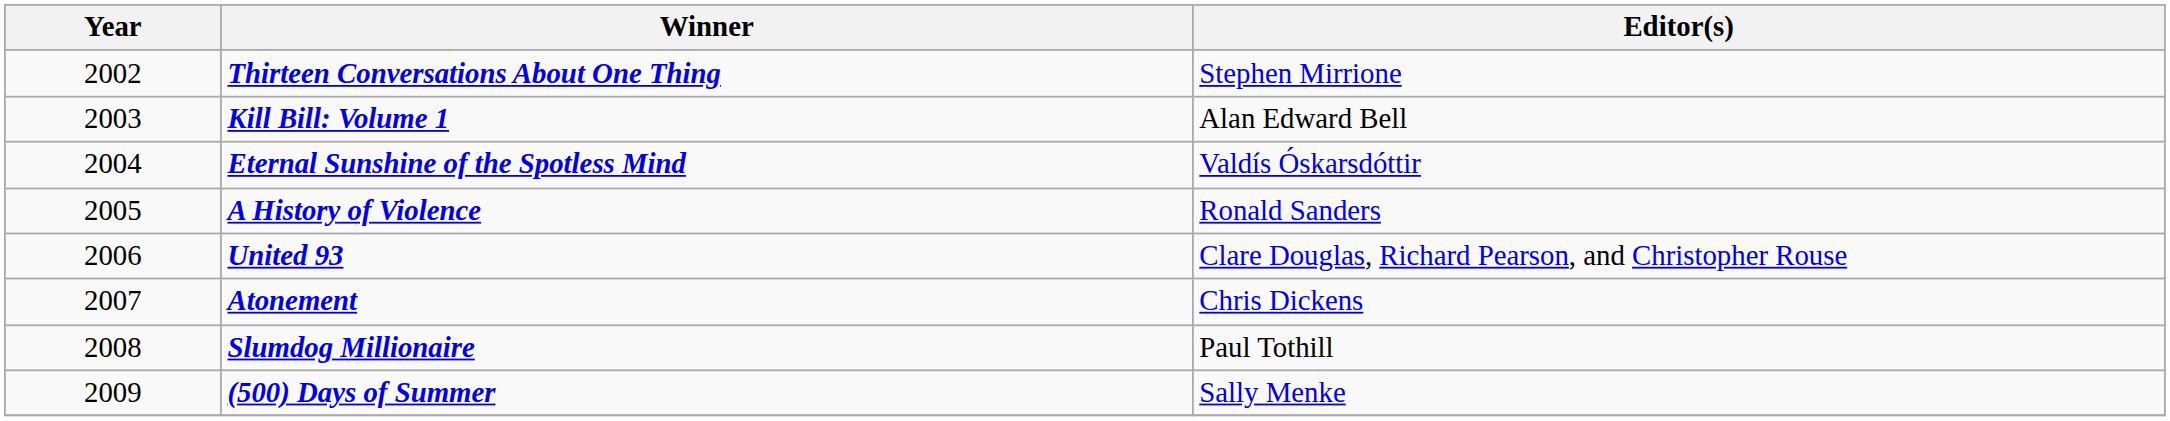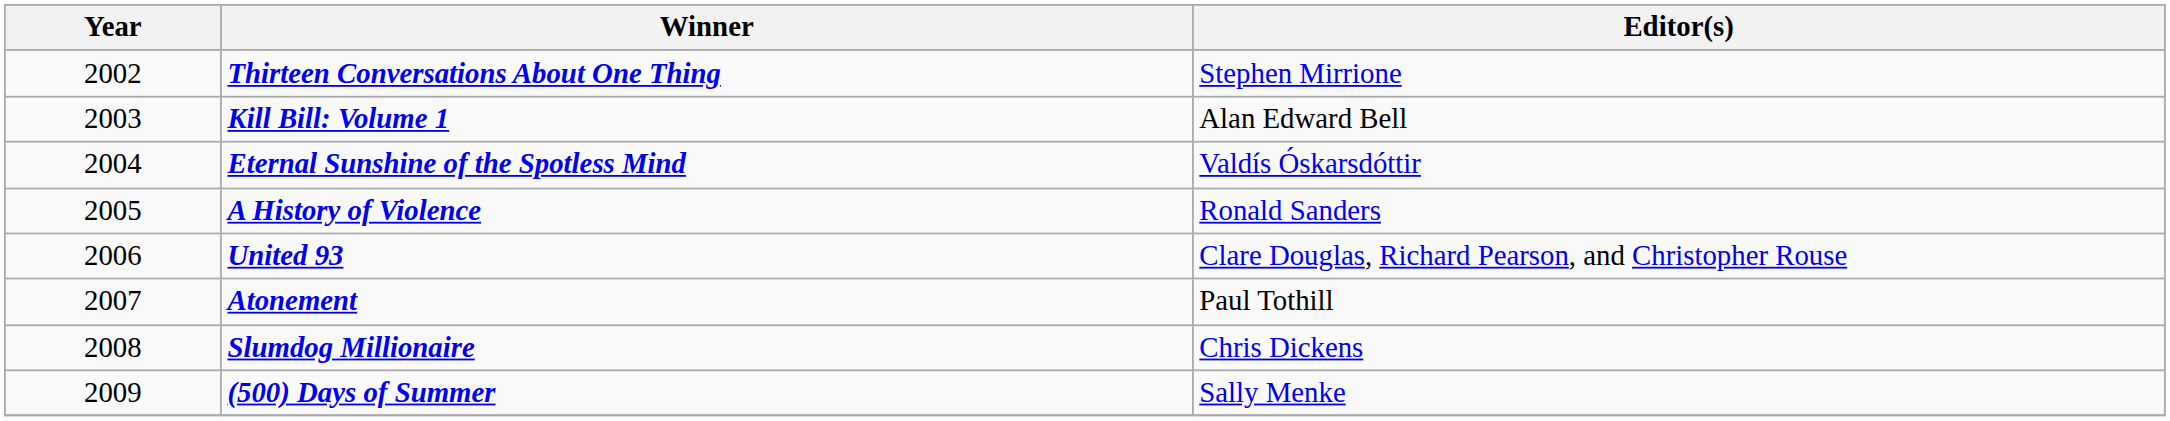(1281, 301) Chris Dickens -> (1266, 301) Paul Tothill
(1266, 347) Paul Tothill -> (1281, 347) Chris Dickens
